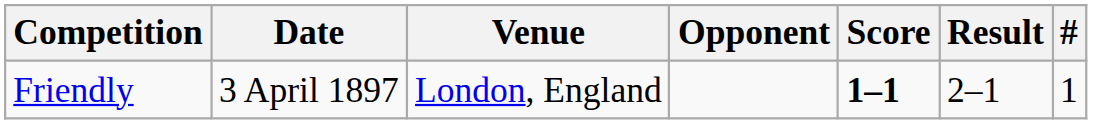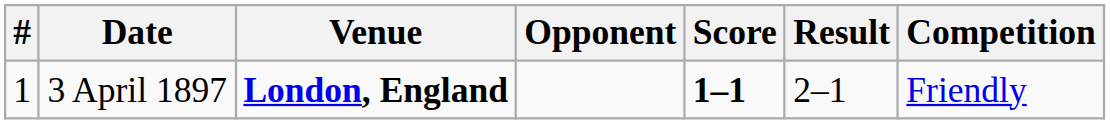columns swapped: (1069, 32) <-> (108, 32)
(538, 88) normal -> (376, 88) bold
